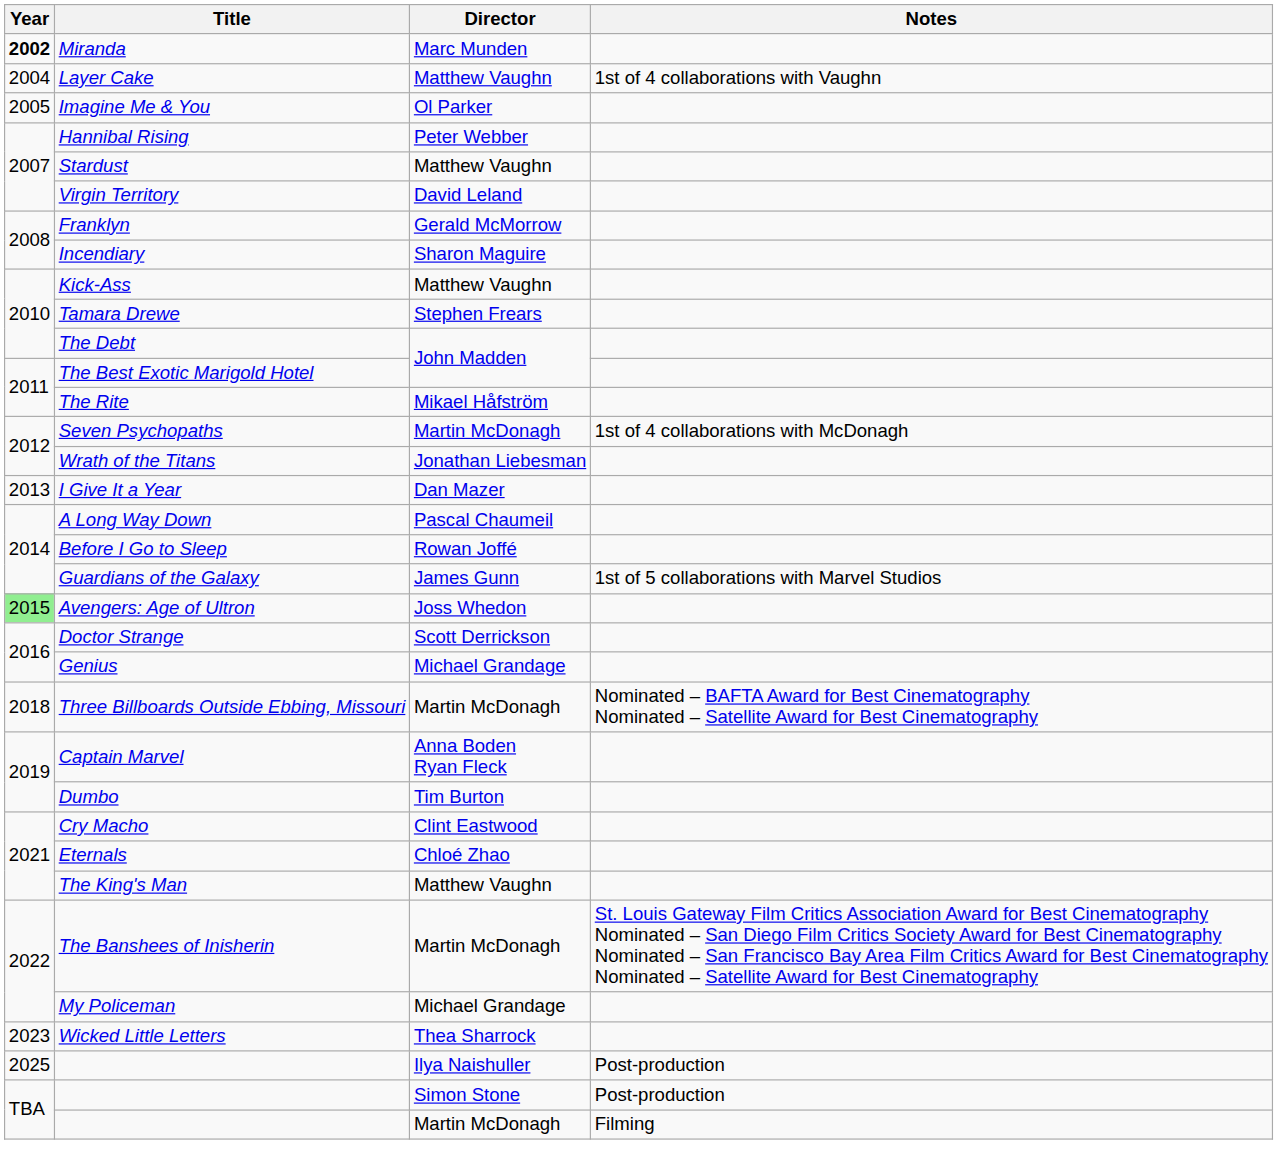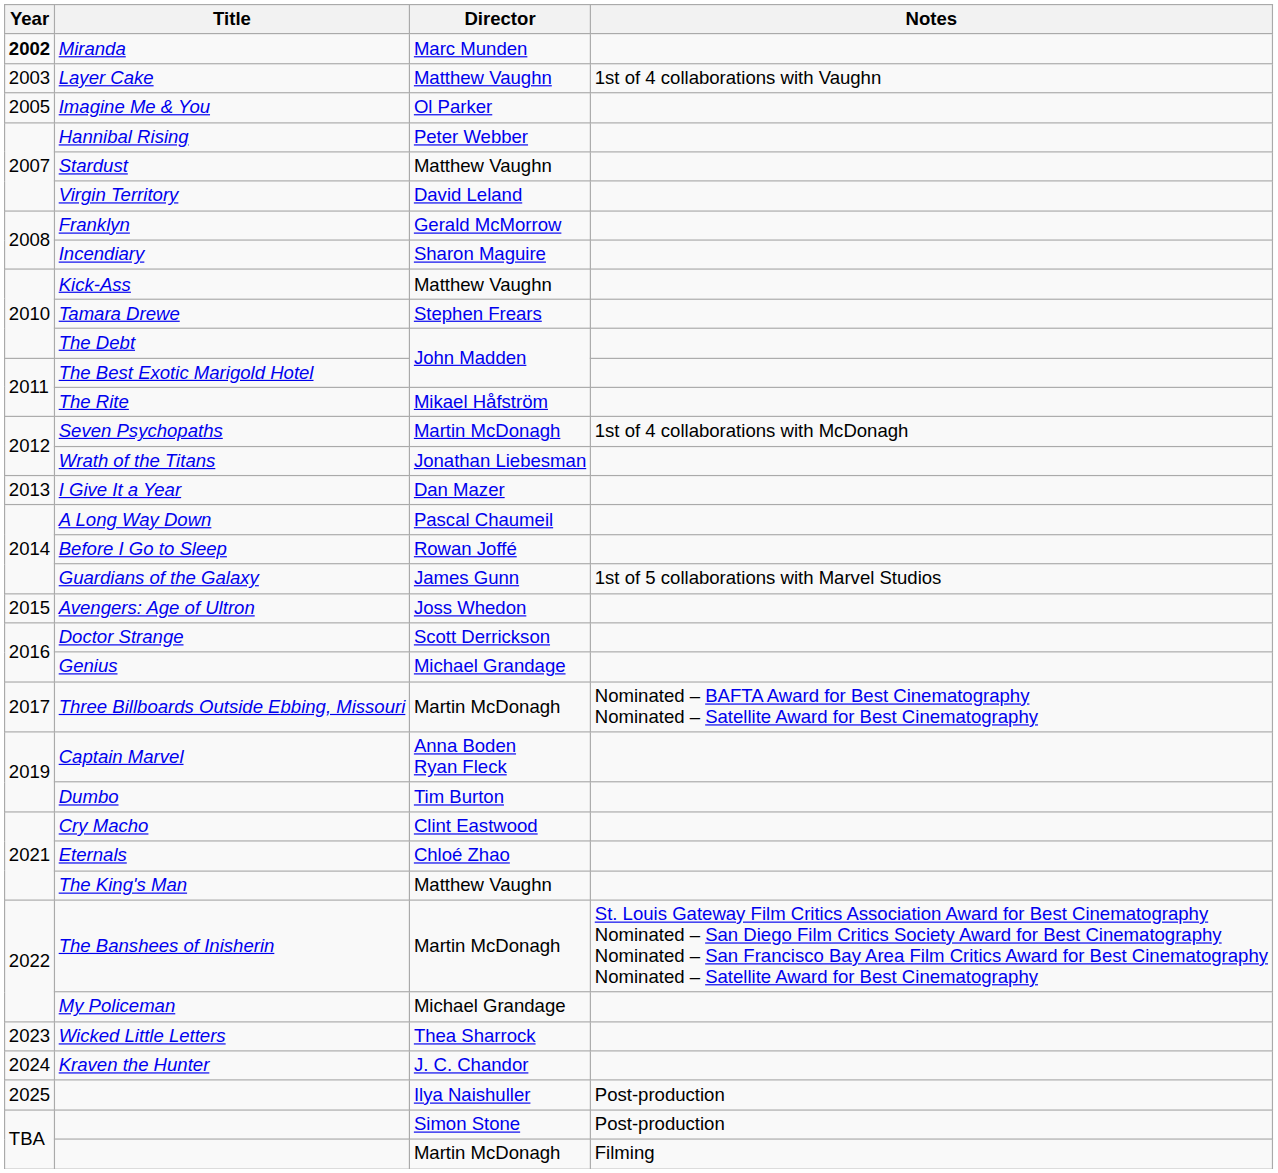(30, 78) 2004 -> (30, 78) 2003
(30, 607) lightgreen background -> (30, 607) no background
(30, 706) 2018 -> (30, 706) 2017
+ row: (134, 1065)
